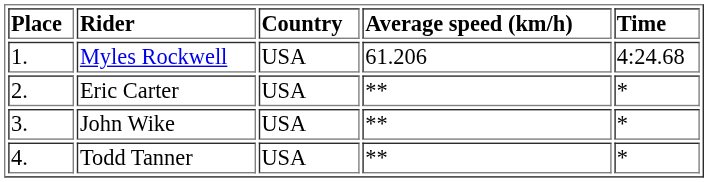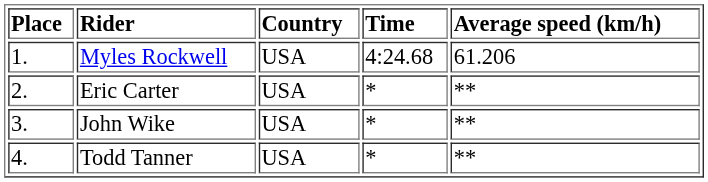columns swapped: (641, 23) <-> (469, 23)
